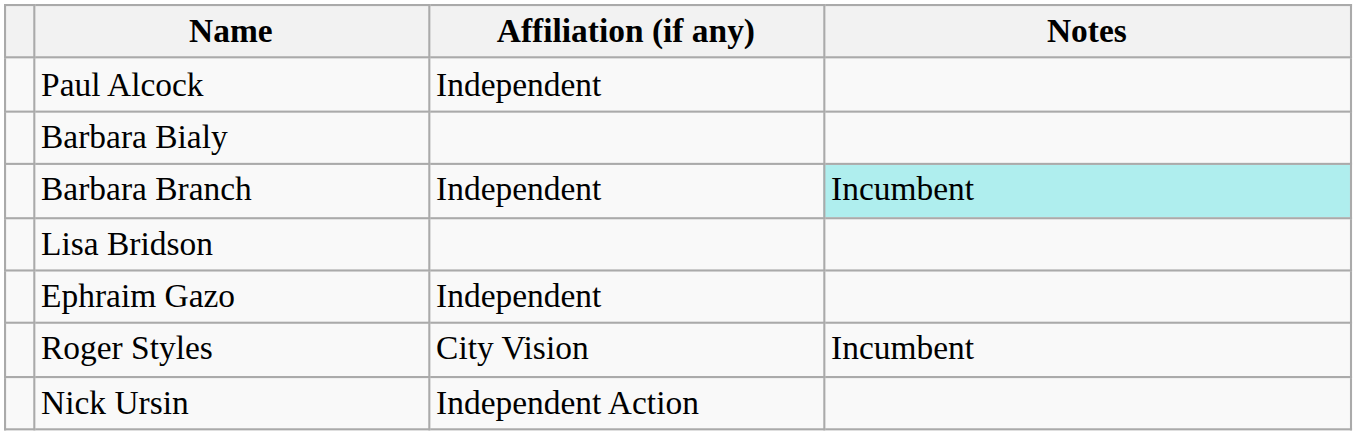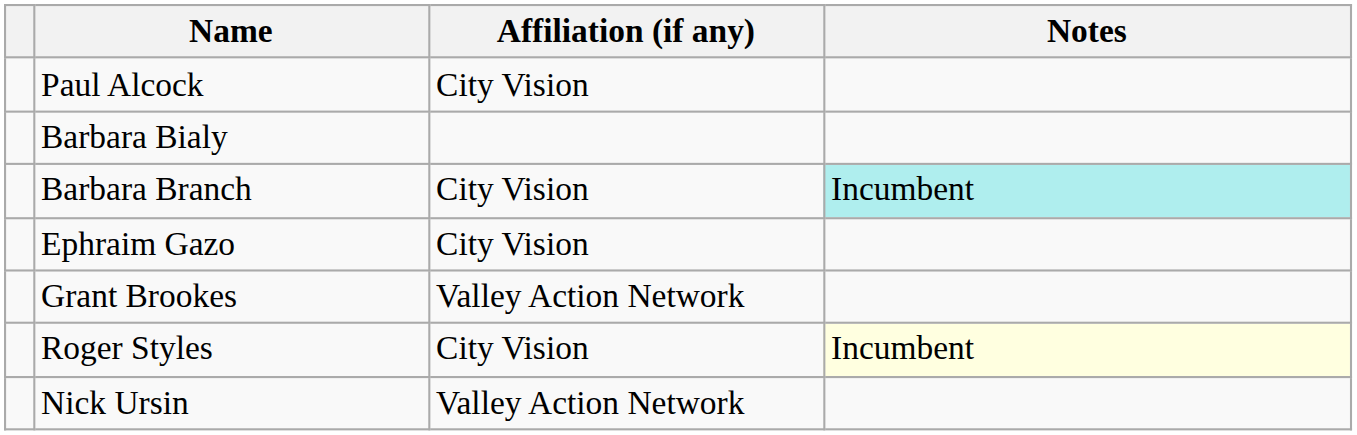(519, 84) Independent -> (512, 84) City Vision
(519, 190) Independent -> (512, 190) City Vision
- row: (127, 243)
(519, 296) Independent -> (512, 243) City Vision
+ row: (139, 296)
(903, 349) no background -> (903, 349) lightyellow background
(567, 402) Independent Action -> (590, 402) Valley Action Network
